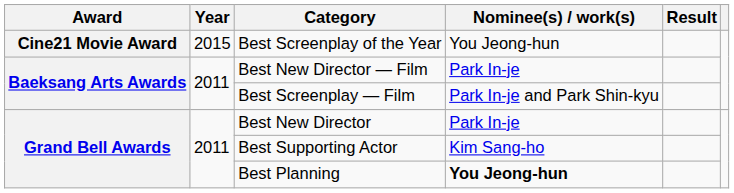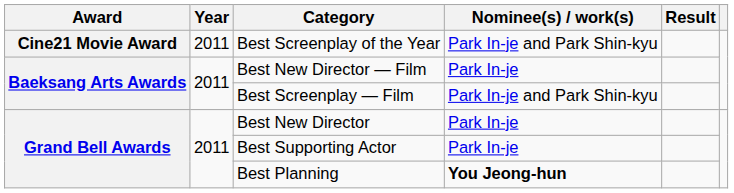(212, 43) 2015 -> (212, 43) 2011
(504, 43) You Jeong-hun -> (553, 43) Park In-je and Park Shin-kyu
(497, 148) Kim Sang-ho -> (483, 148) Park In-je
